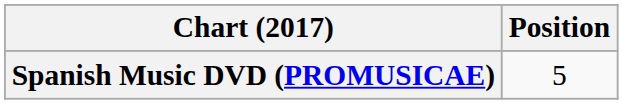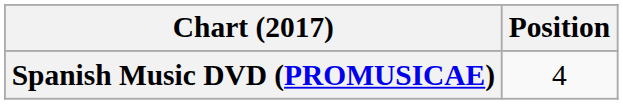(559, 74) 5 -> (559, 74) 4
